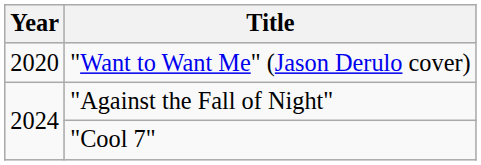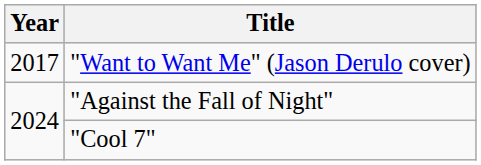(35, 62) 2020 -> (35, 62) 2017
